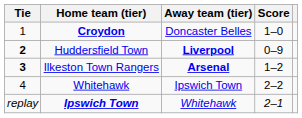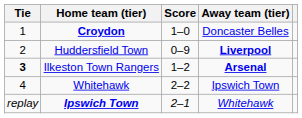columns swapped: (274, 13) <-> (208, 13)
(23, 49) bold -> (23, 49) normal
